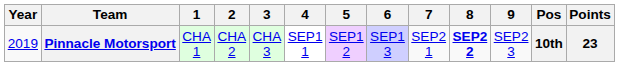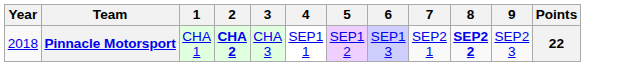- column: (549, 15)
(23, 44) 2019 -> (23, 44) 2018
(232, 44) normal -> (232, 44) bold
(590, 44) 23 -> (556, 44) 22
